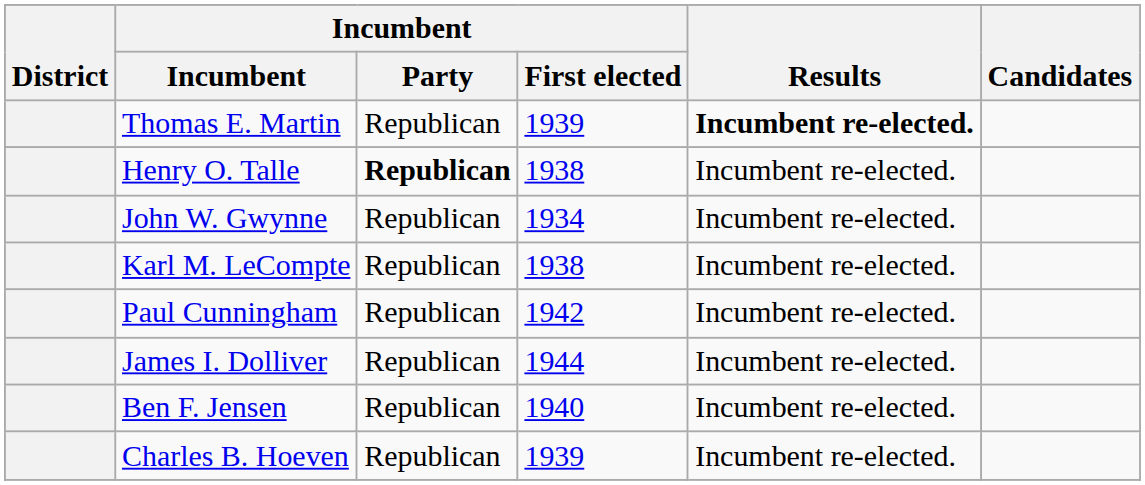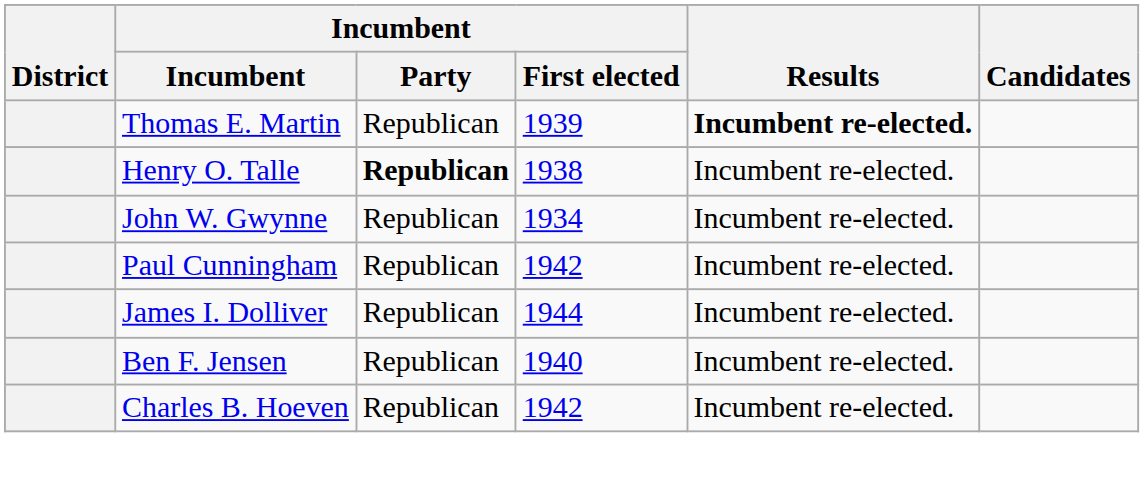- row: (236, 265)
(554, 455) 1939 -> (553, 407) 1942
